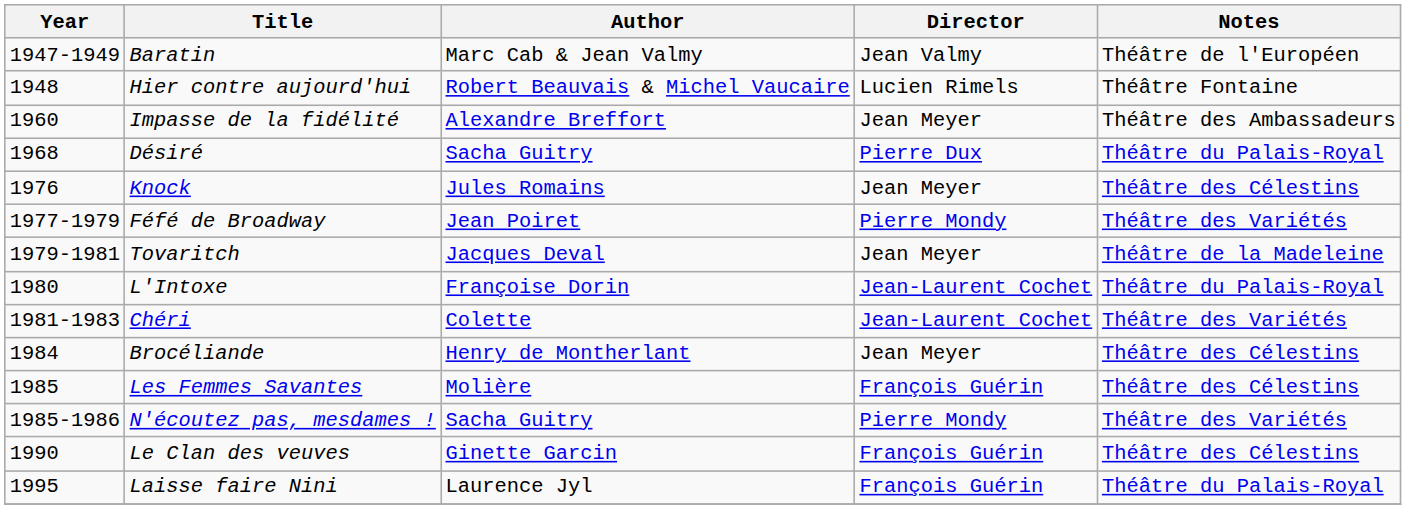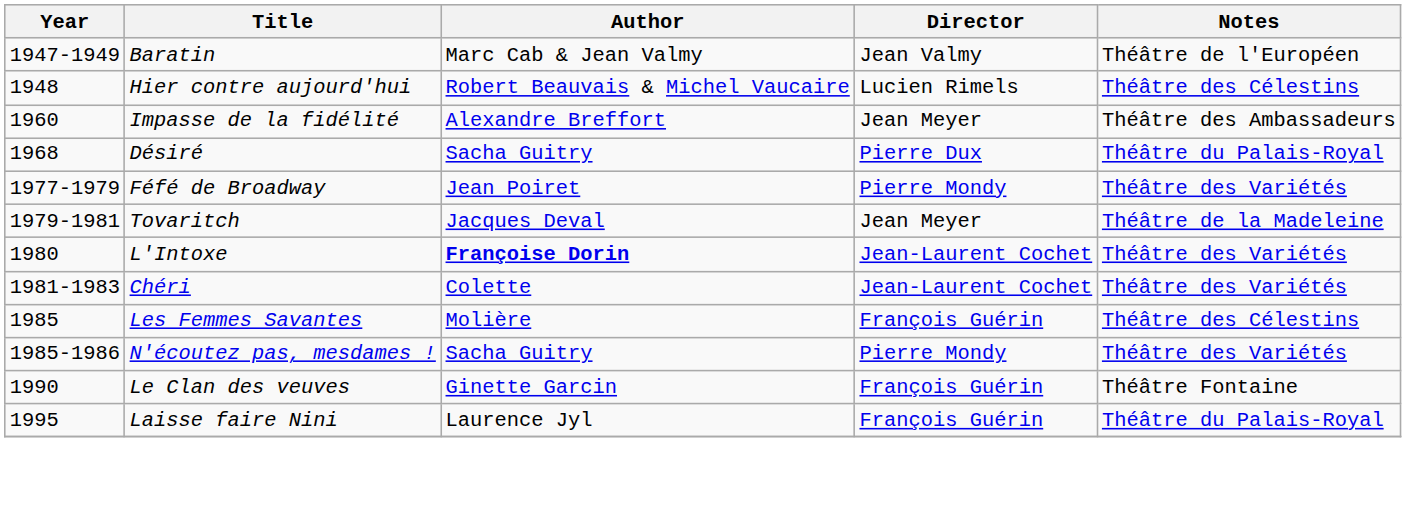(1200, 88) Théâtre Fontaine -> (1231, 88) Théâtre des Célestins
- row: (160, 188)
(537, 288) normal -> (537, 254) bold
(1243, 288) Théâtre du Palais-Royal -> (1224, 254) Théâtre des Variétés
- row: (197, 354)
(1231, 454) Théâtre des Célestins -> (1200, 387) Théâtre Fontaine
